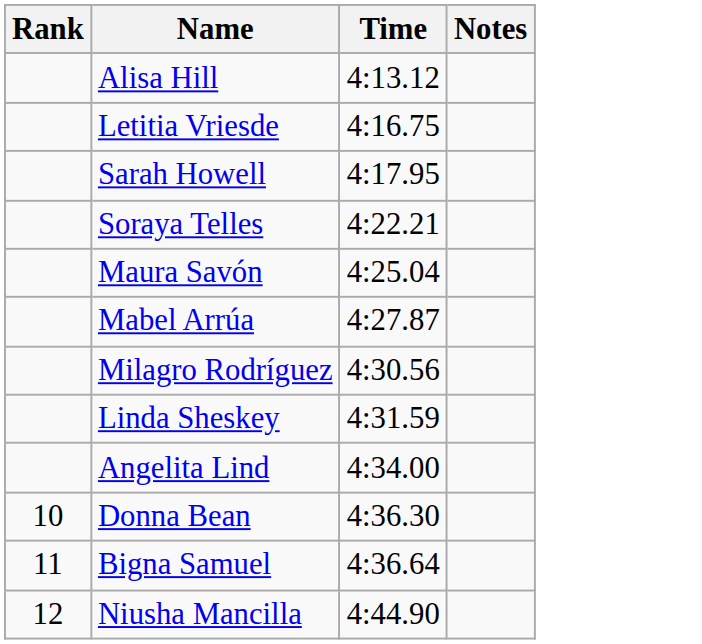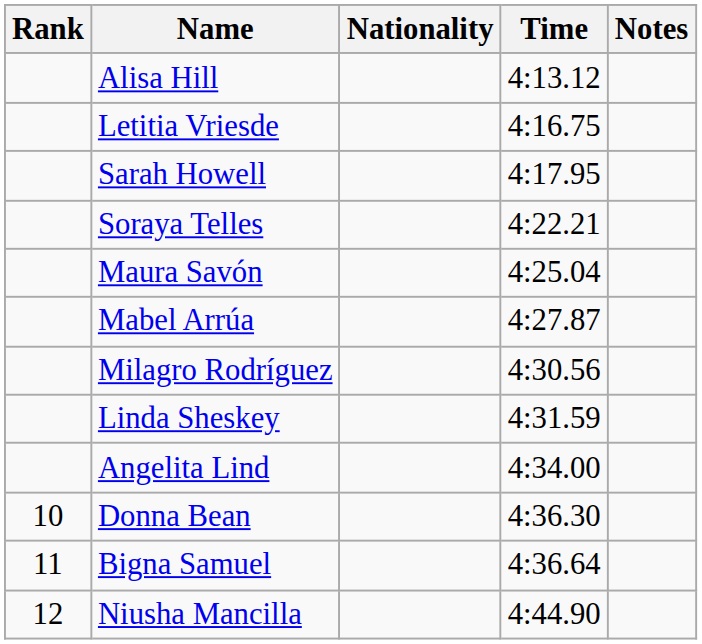+ column: (420, 28)
